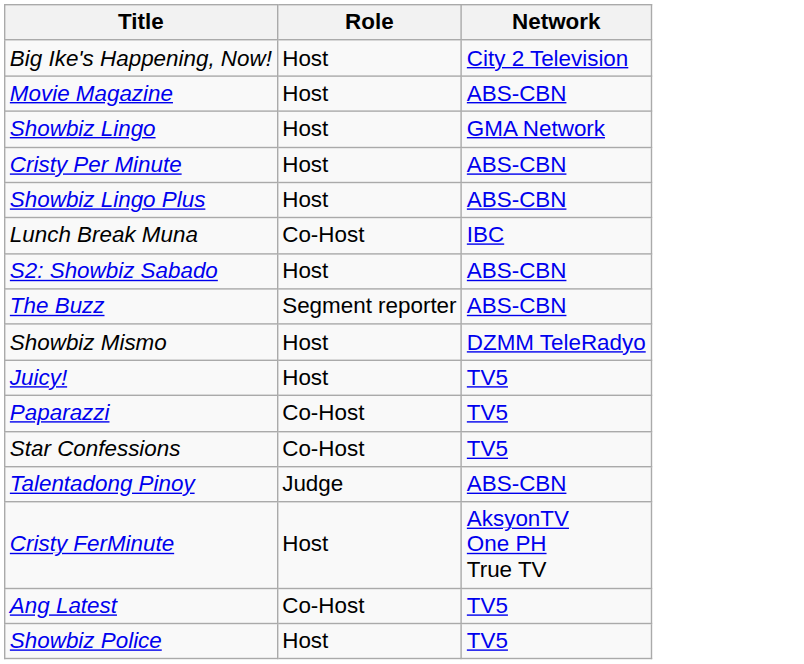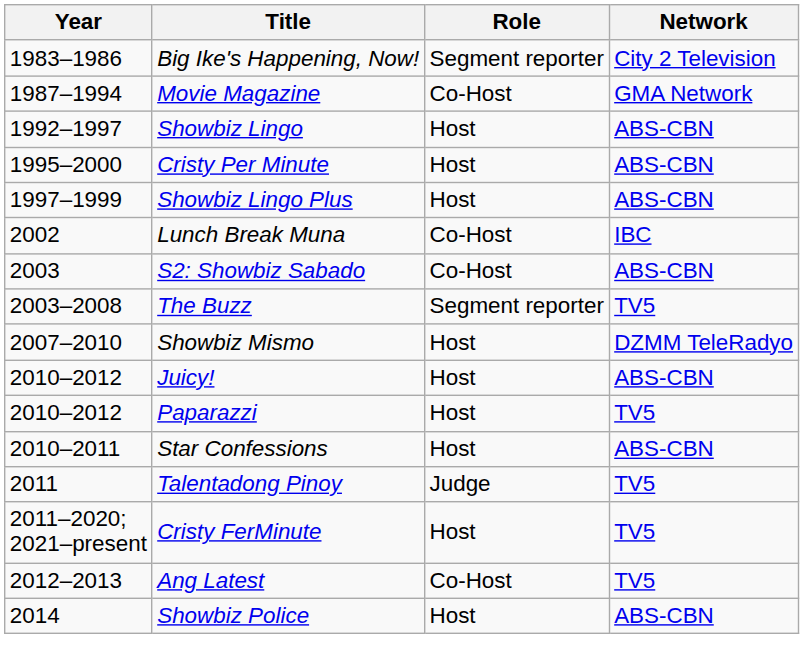+ column: (78, 22)
(305, 57) Host -> (517, 57) Segment reporter
(305, 93) Host -> (471, 93) Co-Host
(517, 93) ABS-CBN -> (683, 93) GMA Network
(536, 128) GMA Network -> (664, 128) ABS-CBN
(305, 270) Host -> (471, 270) Co-Host
(517, 306) ABS-CBN -> (635, 306) TV5
(487, 377) TV5 -> (664, 377) ABS-CBN
(323, 413) Co-Host -> (453, 413) Host
(323, 448) Co-Host -> (453, 448) Host
(487, 448) TV5 -> (664, 448) ABS-CBN
(517, 484) ABS-CBN -> (635, 484) TV5
(518, 544) AksyonTV One PH True TV -> (635, 532) TV5
(487, 641) TV5 -> (664, 615) ABS-CBN
